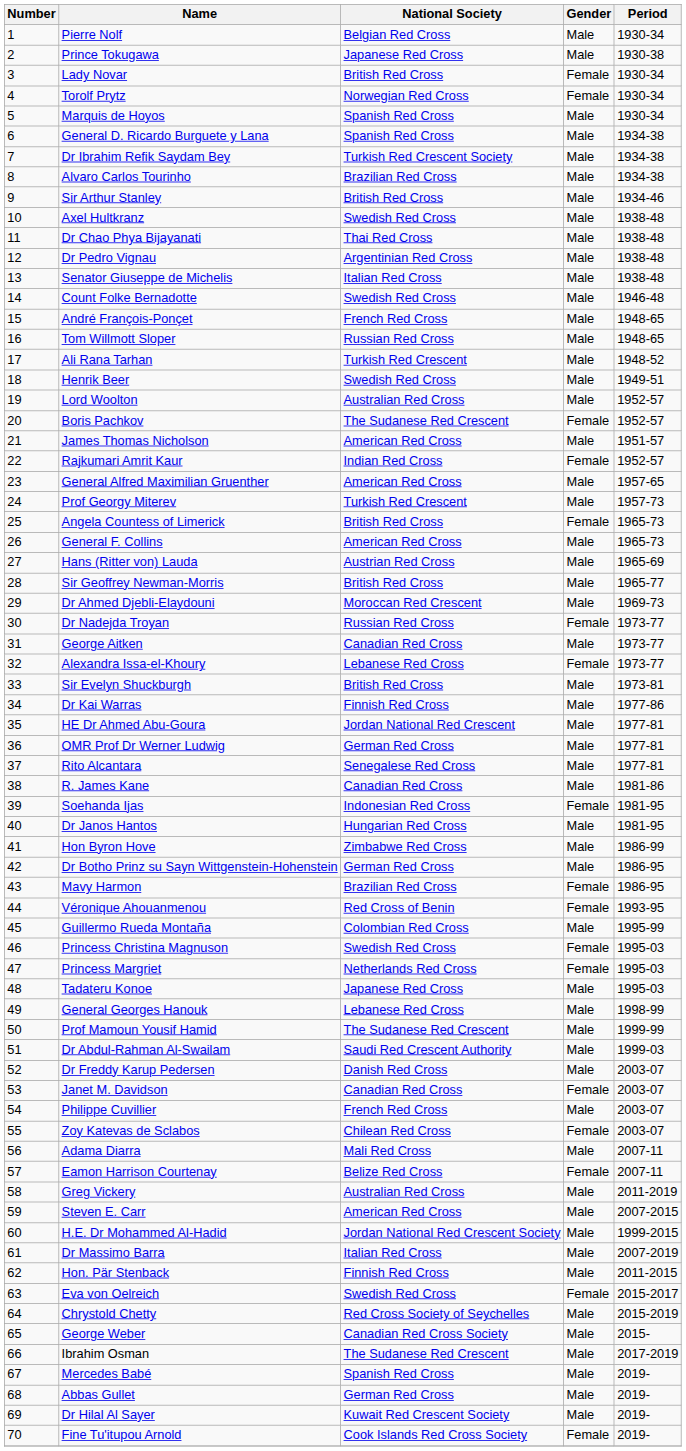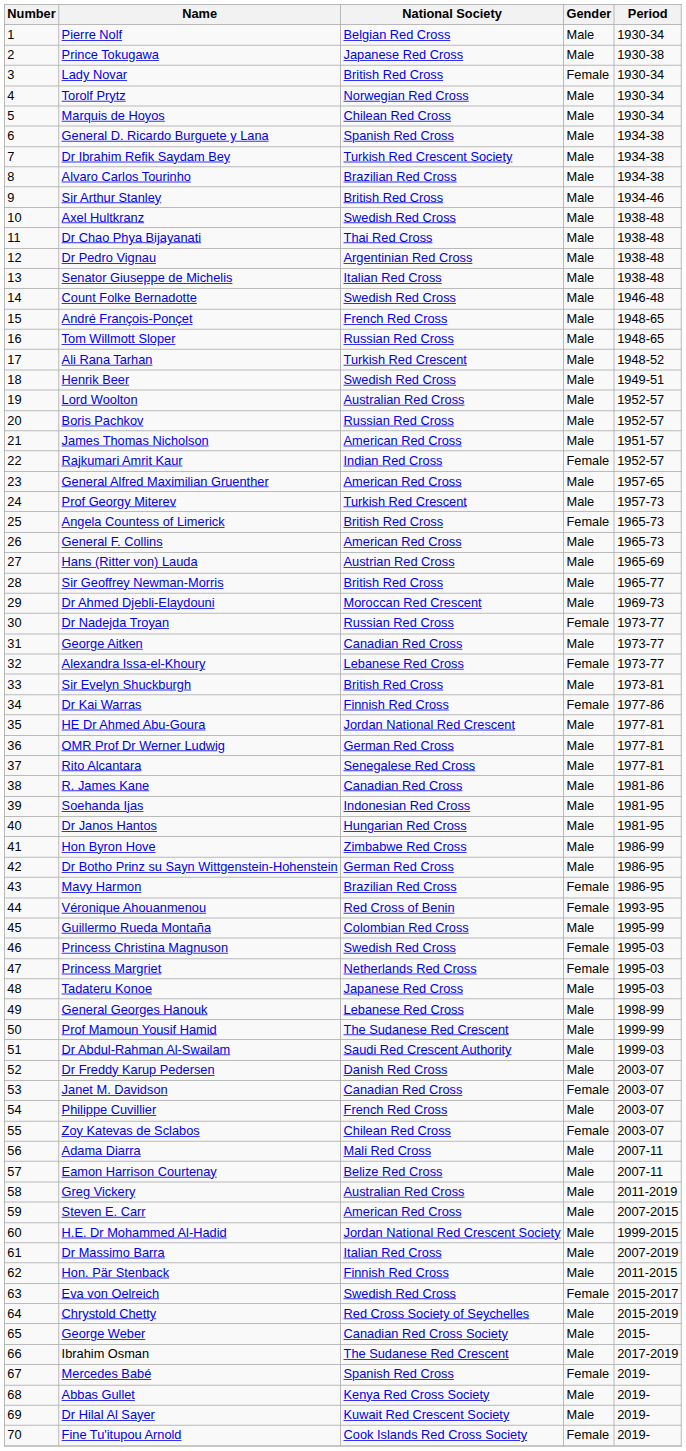(588, 95) Female -> (580, 95) Male
(399, 116) Spanish Red Cross -> (397, 116) Chilean Red Cross
(426, 420) The Sudanese Red Crescent -> (399, 420) Russian Red Cross
(588, 420) Female -> (580, 420) Male
(580, 704) Male -> (588, 704) Female
(588, 806) Female -> (580, 806) Male
(588, 1171) Female -> (580, 1171) Male
(580, 1374) Male -> (588, 1374) Female
(399, 1395) German Red Cross -> (416, 1395) Kenya Red Cross Society
